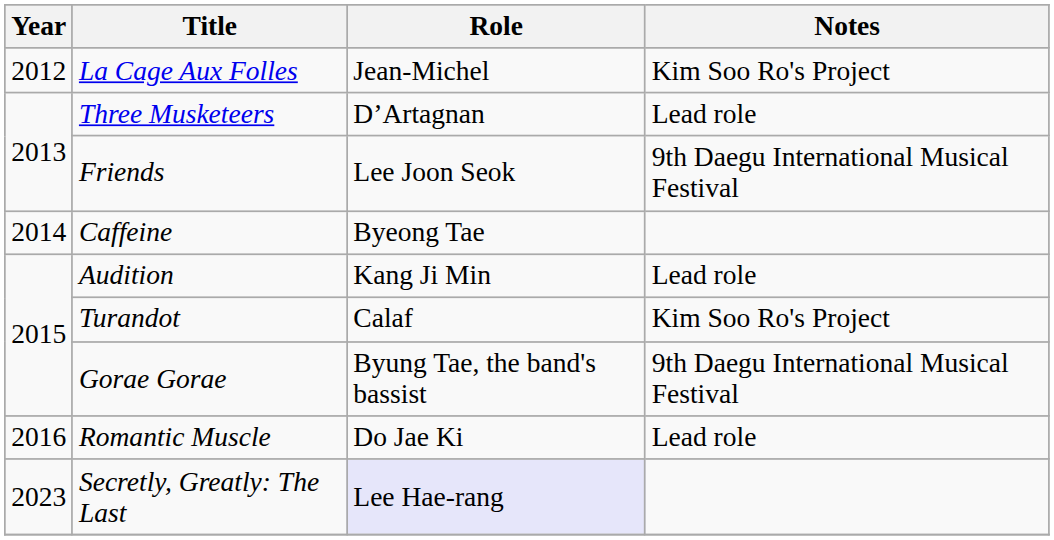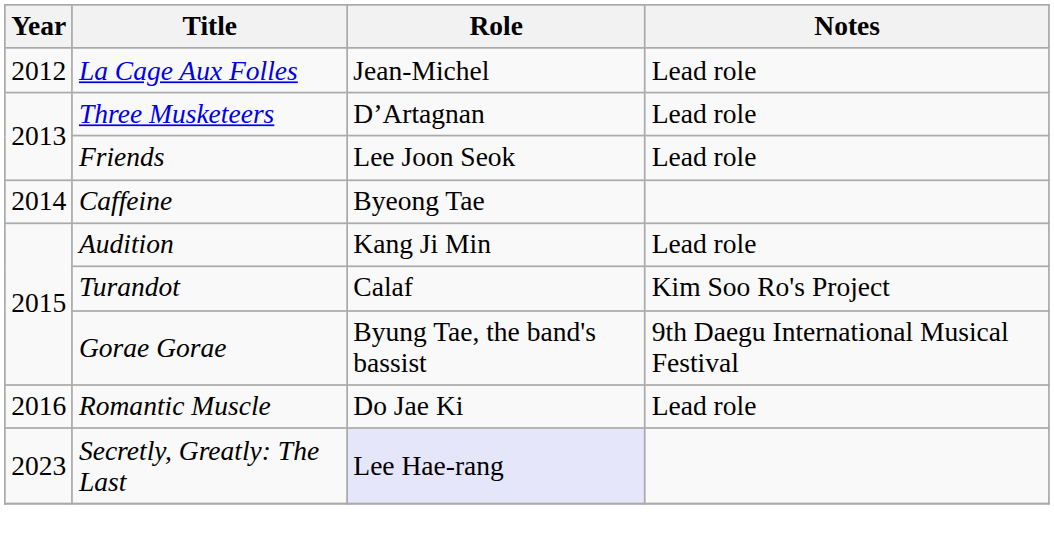(771, 69) Kim Soo Ro's Project -> (704, 69) Lead role
(830, 172) 9th Daegu International Musical Festival -> (704, 157) Lead role
